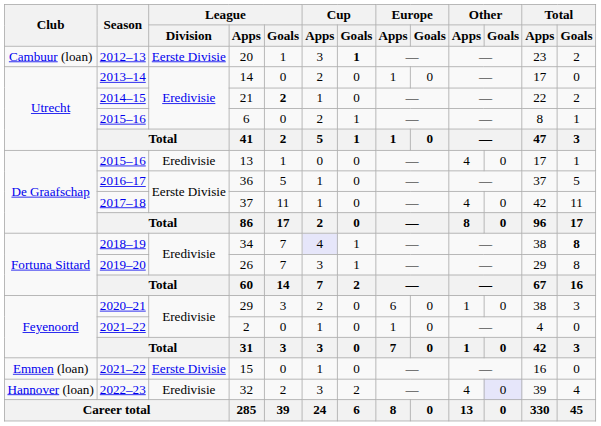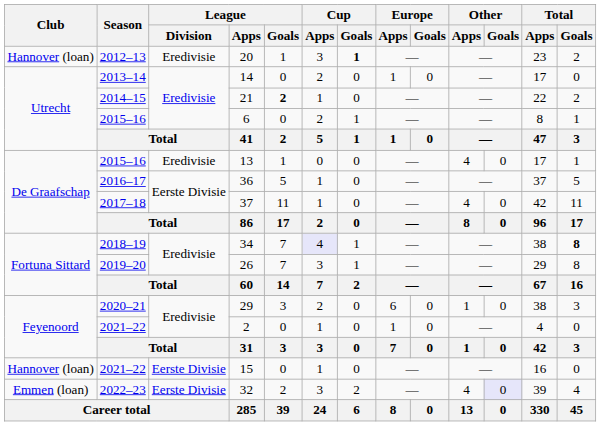(51, 56) Cambuur (loan) -> (51, 56) Hannover (loan)
(189, 56) Eerste Divisie -> (189, 56) Eredivisie
(51, 368) Emmen (loan) -> (51, 368) Hannover (loan)
(51, 389) Hannover (loan) -> (51, 389) Emmen (loan)
(189, 389) Eredivisie -> (189, 389) Eerste Divisie
